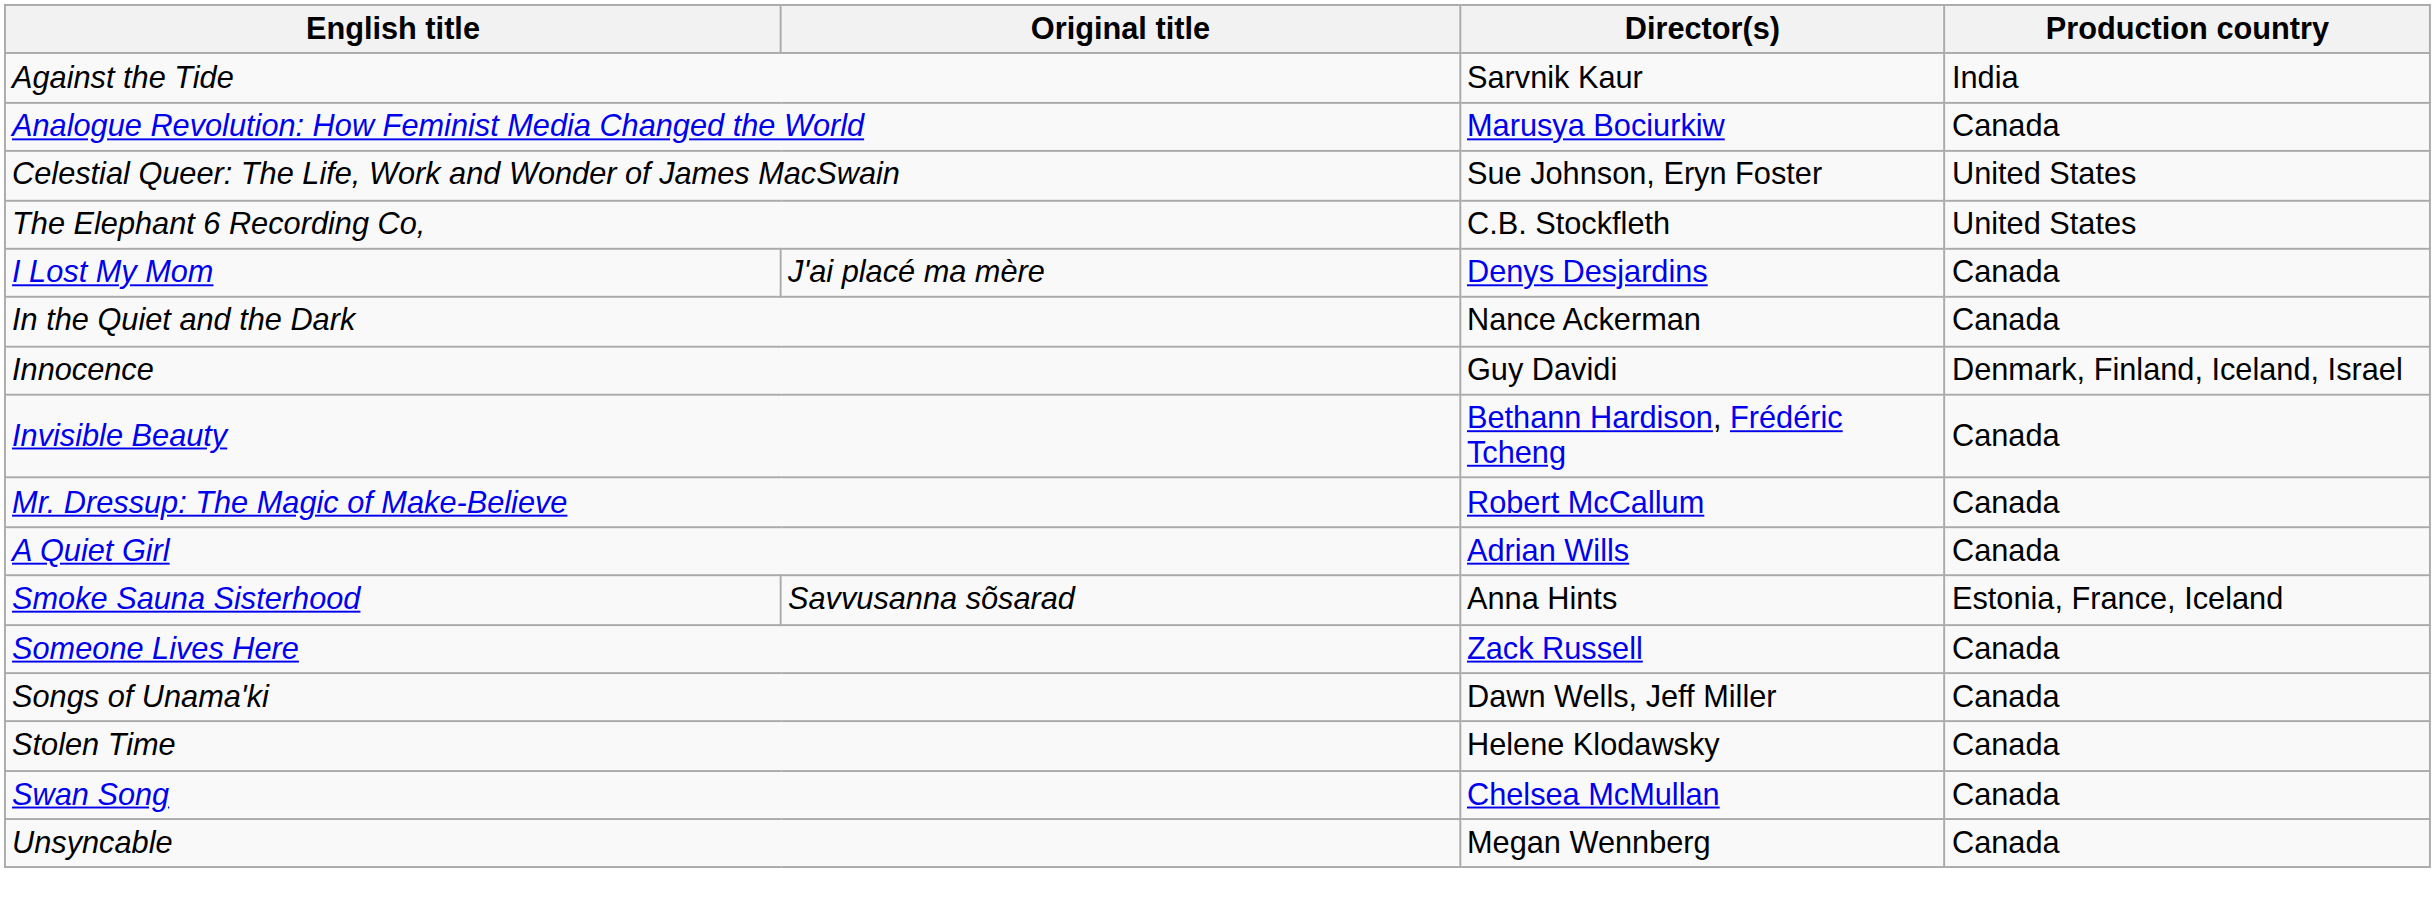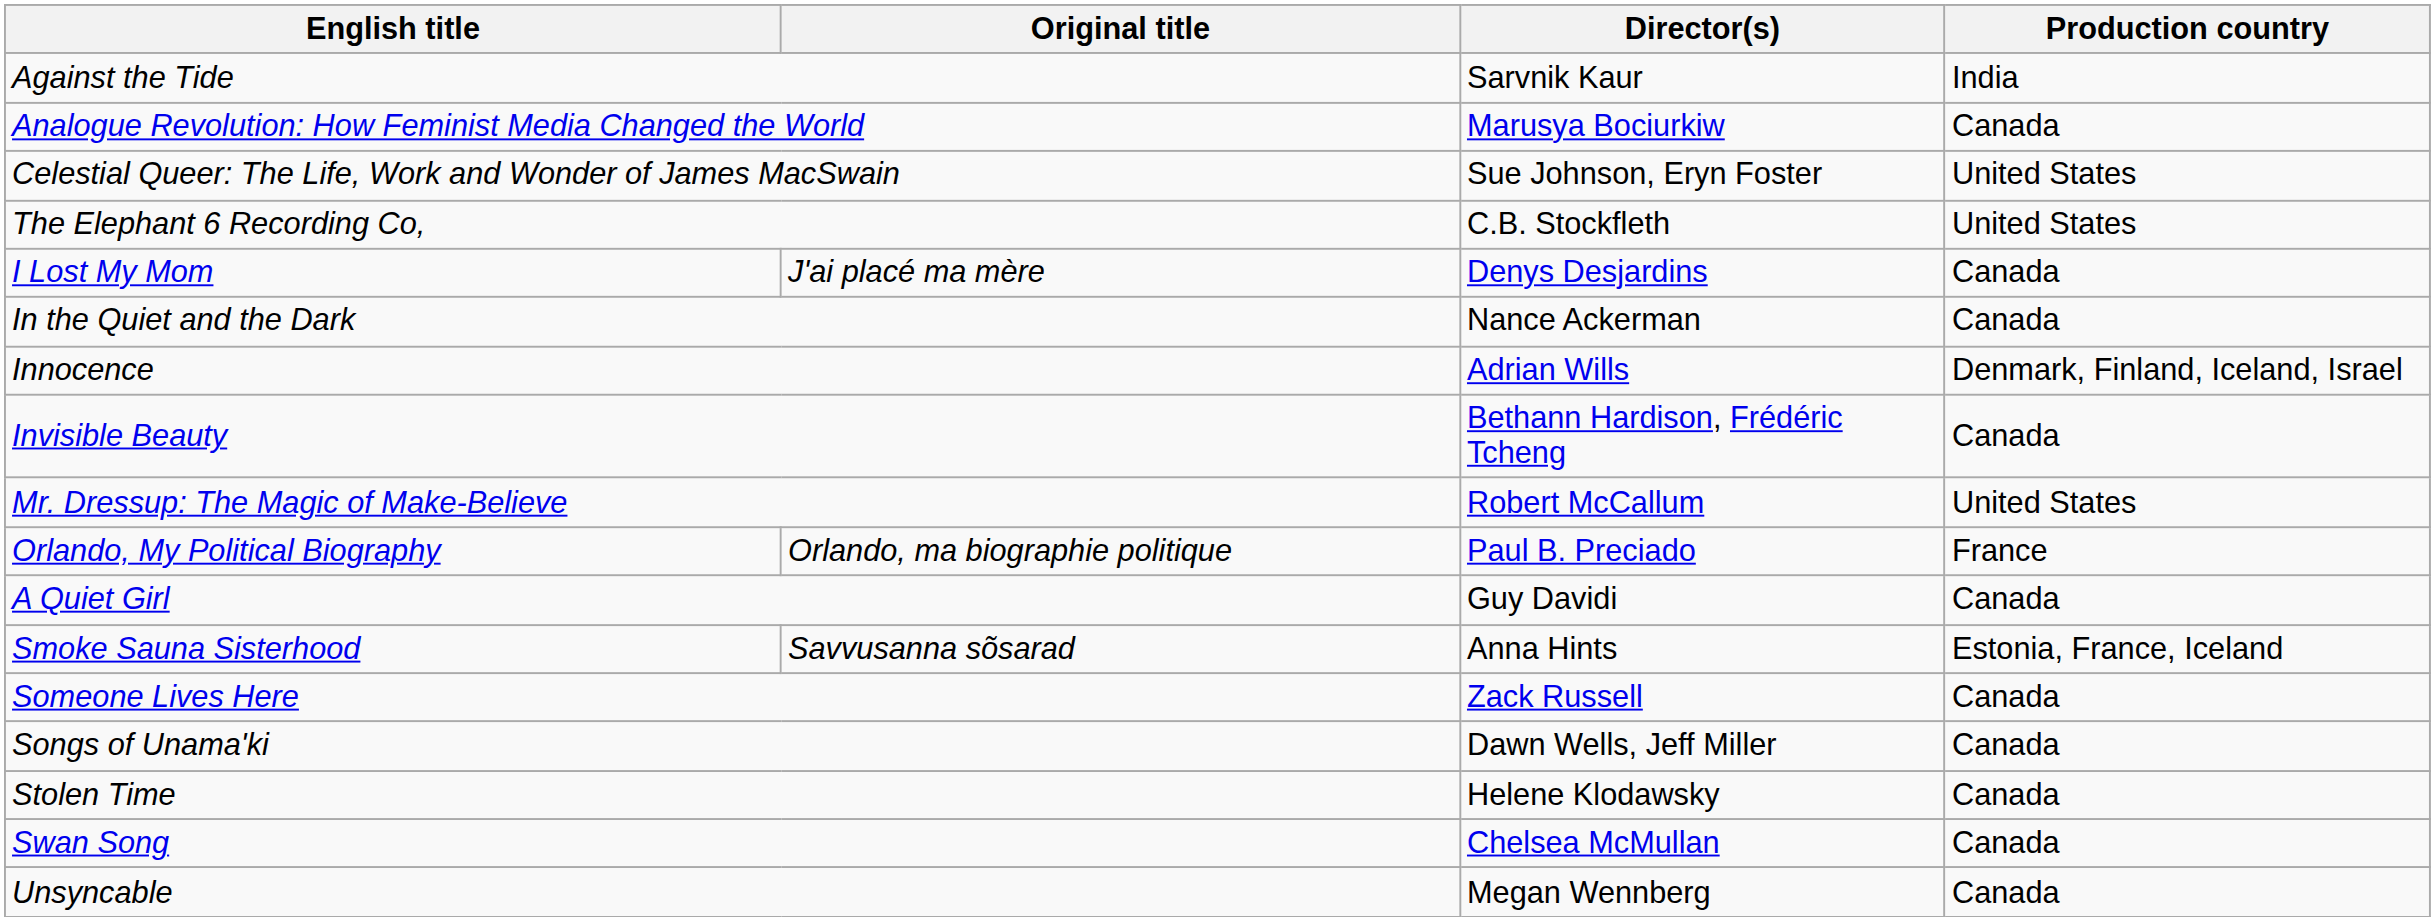(1542, 369) Guy Davidi -> (1548, 369) Adrian Wills
(2006, 501) Canada -> (2044, 501) United States
+ row: (226, 550)
(1548, 550) Adrian Wills -> (1542, 599) Guy Davidi
